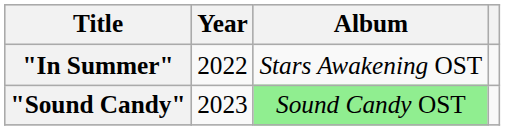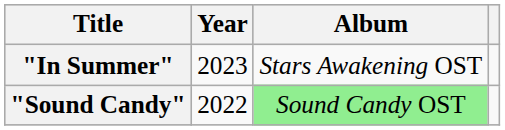(222, 64) 2022 -> (222, 64) 2023
(222, 104) 2023 -> (222, 104) 2022
